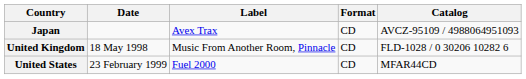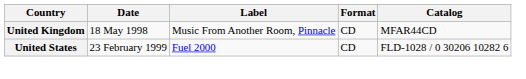- row: (46, 30)
(444, 47) FLD-1028 / 0 30206 10282 6 -> (409, 30) MFAR44CD
(409, 64) MFAR44CD -> (444, 47) FLD-1028 / 0 30206 10282 6
